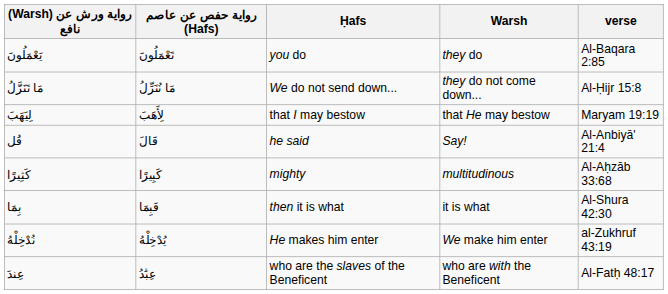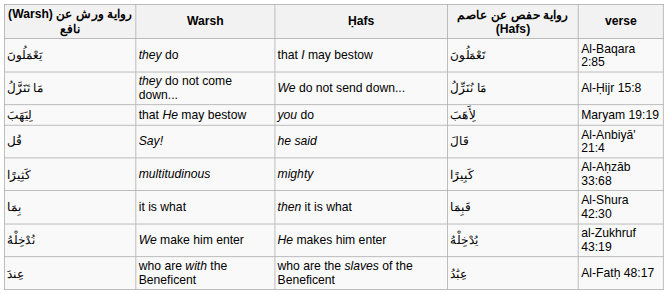columns swapped: (201, 22) <-> (509, 21)
(288, 55) you do -> (325, 55) that I may bestow
(317, 114) that I may bestow -> (296, 114) you do
